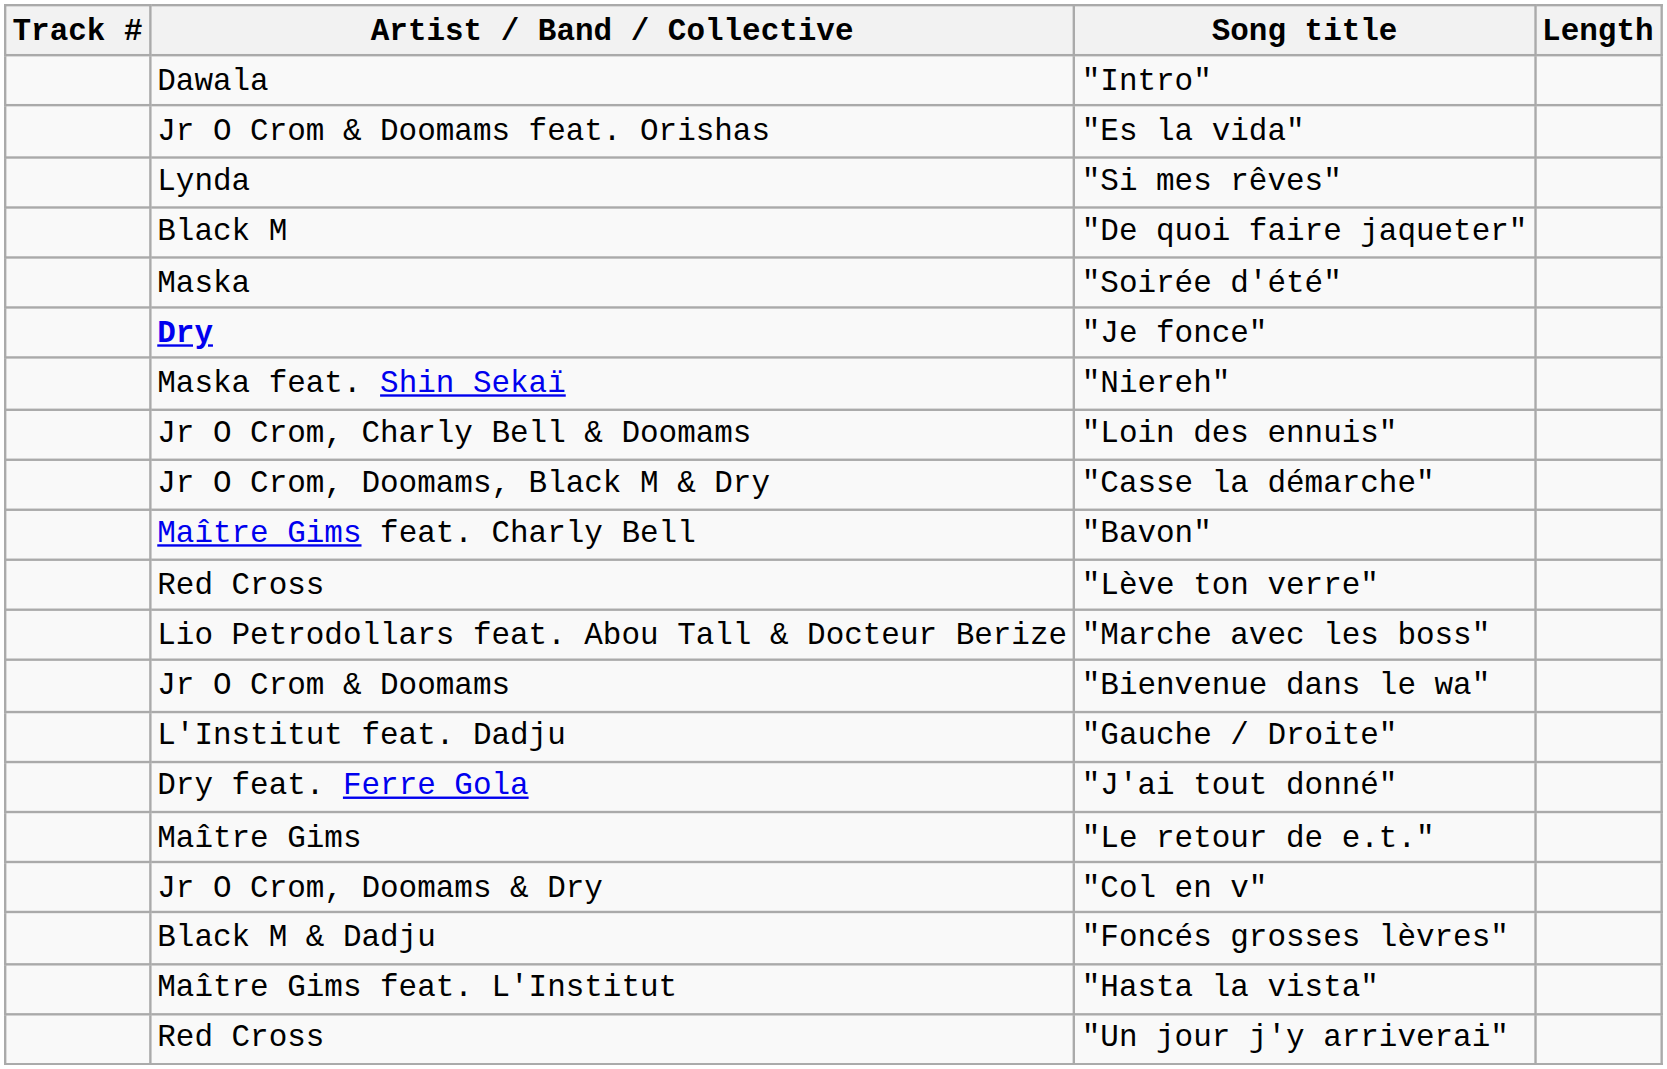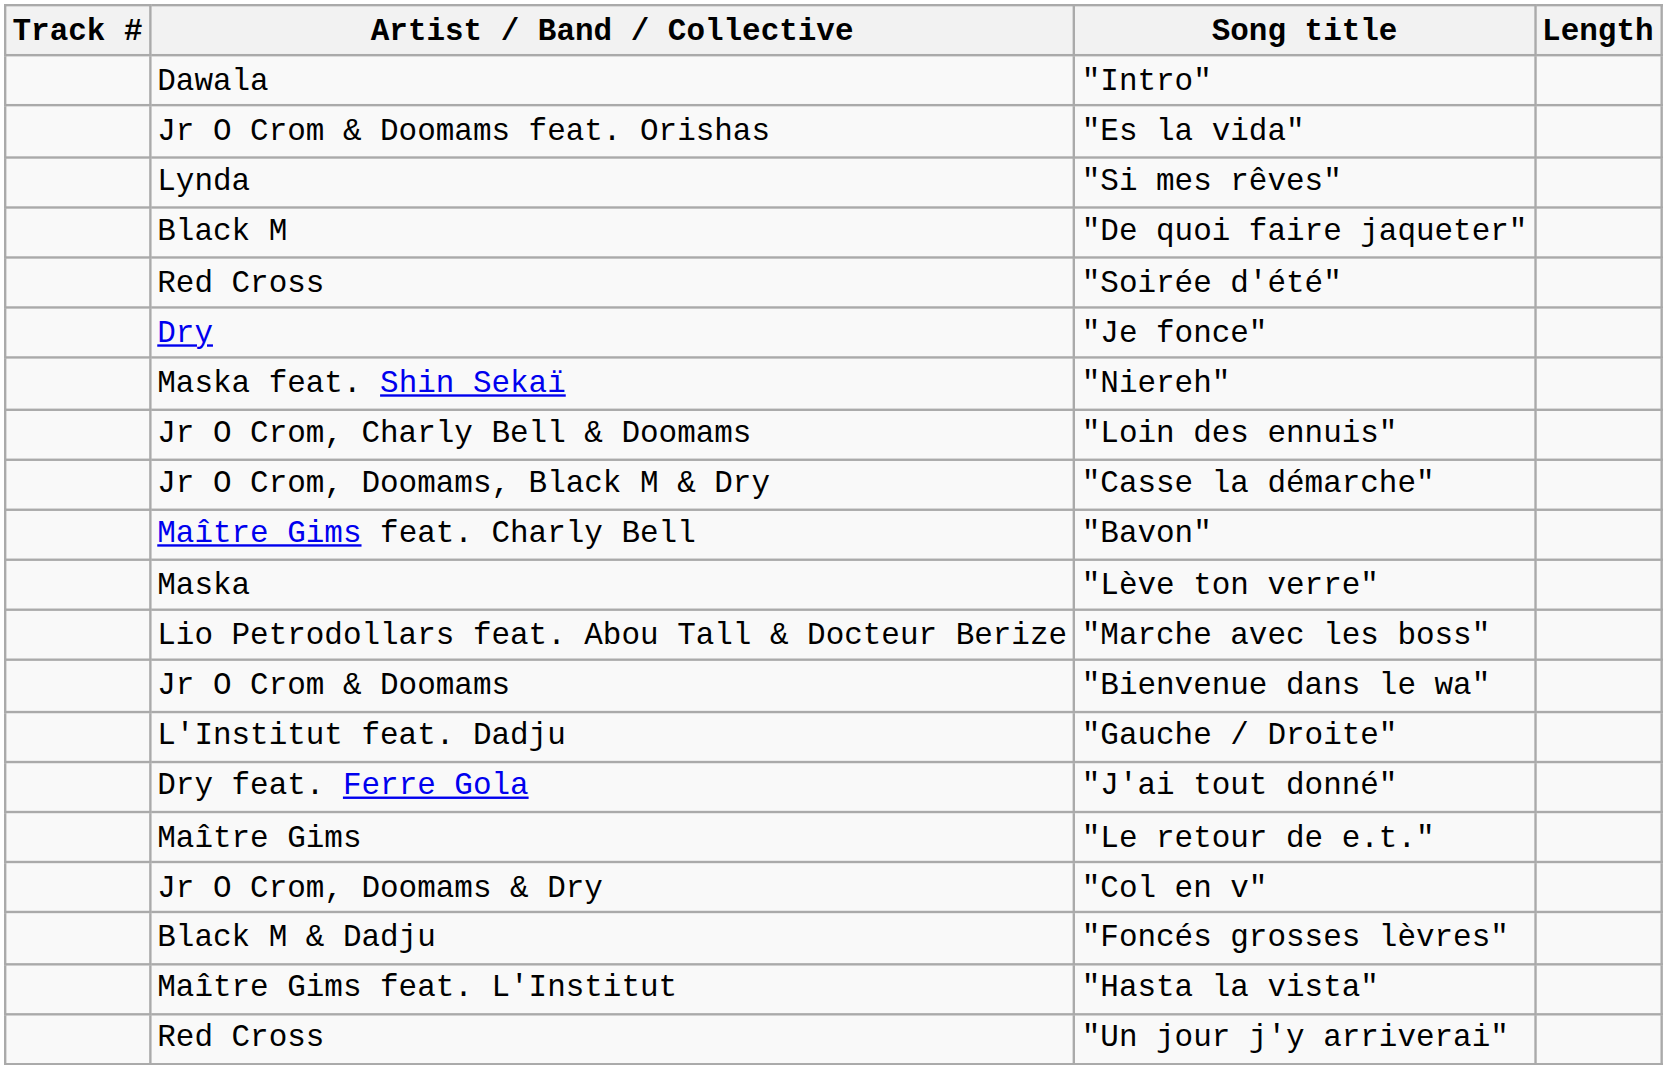(204, 283) Maska -> (241, 283) Red Cross
(185, 333) bold -> (185, 333) normal
(241, 585) Red Cross -> (204, 585) Maska
